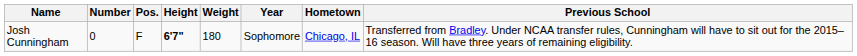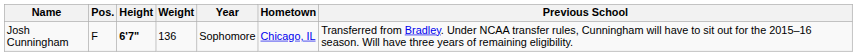- column: (110, 13)
(212, 36) 180 -> (167, 36) 136
